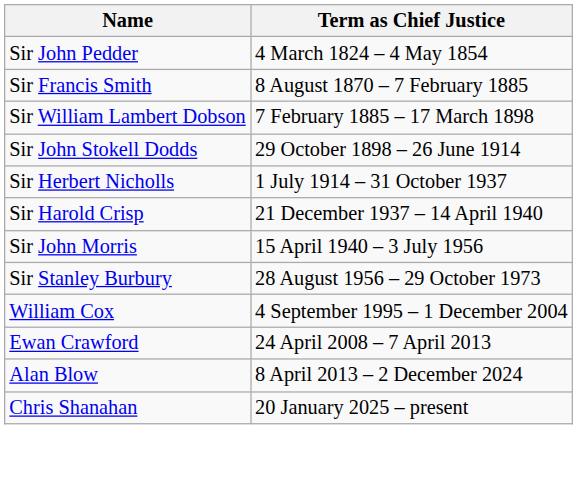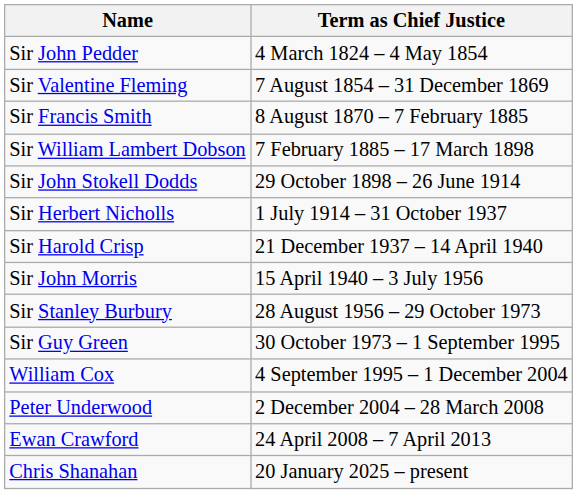+ row: (98, 85)
+ row: (69, 342)
+ row: (81, 407)
- row: (54, 375)
